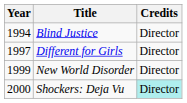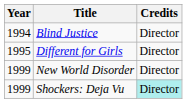(19, 51) 1997 -> (19, 51) 1995
(19, 88) 2000 -> (19, 88) 1999
